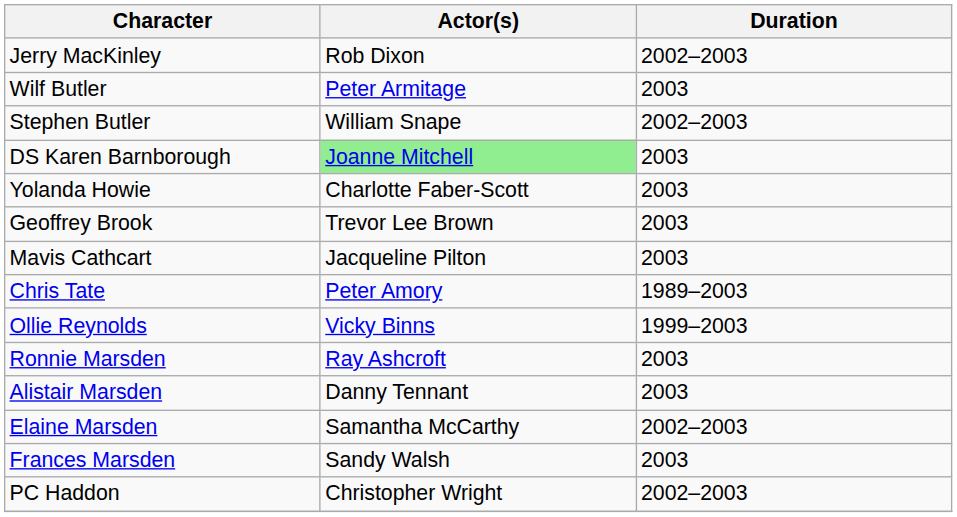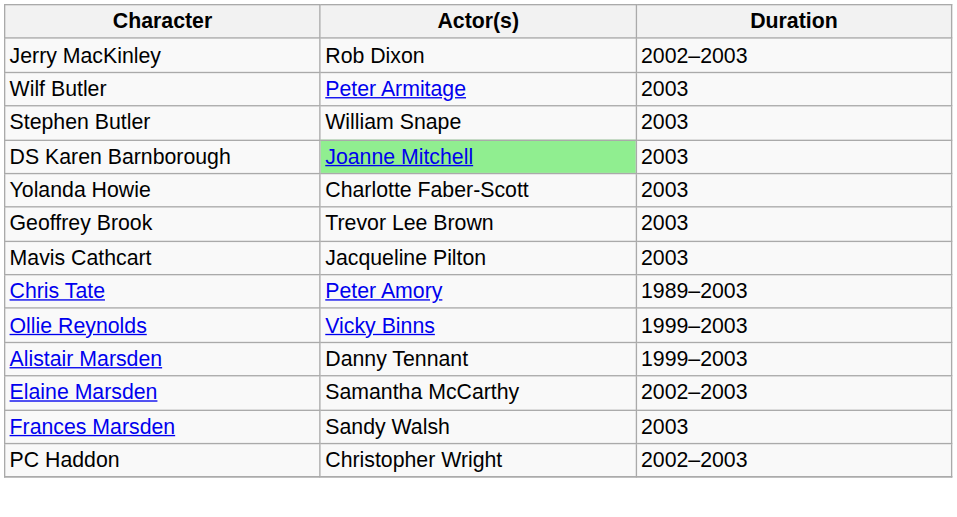(694, 122) 2002–2003 -> (665, 122) 2003
- row: (88, 358)
(665, 392) 2003 -> (694, 358) 1999–2003
